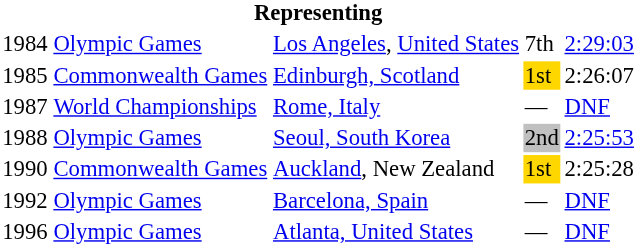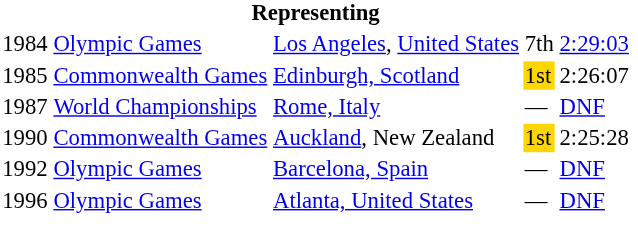- row: (362, 137)
